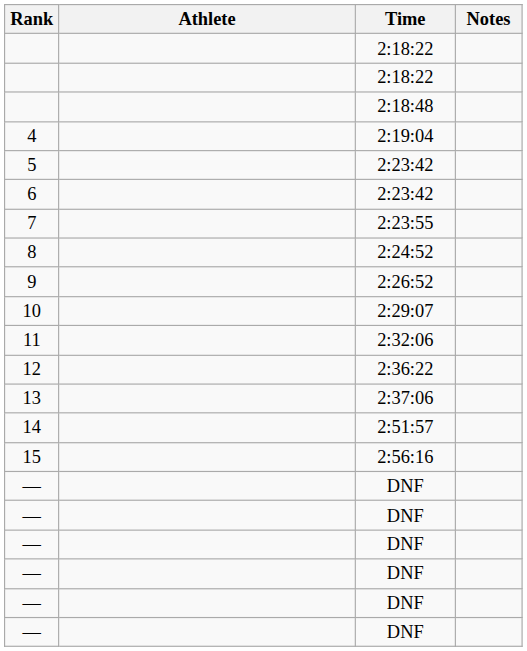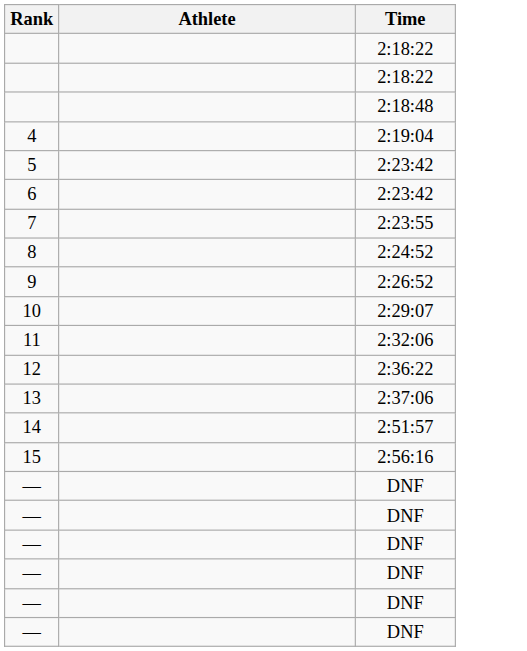- column: (489, 19)
